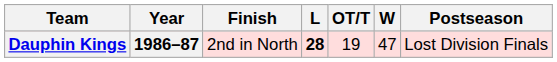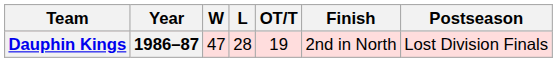columns swapped: (387, 18) <-> (252, 18)
(315, 44) bold -> (243, 44) normal
